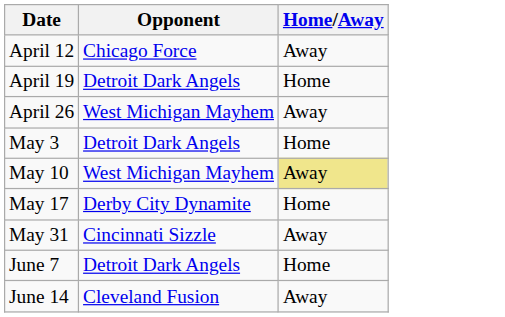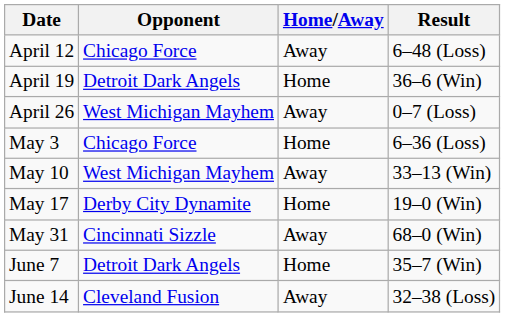+ column: (444, 19)
(162, 142) Detroit Dark Angels -> (140, 142) Chicago Force
(305, 173) khaki background -> (305, 173) no background
